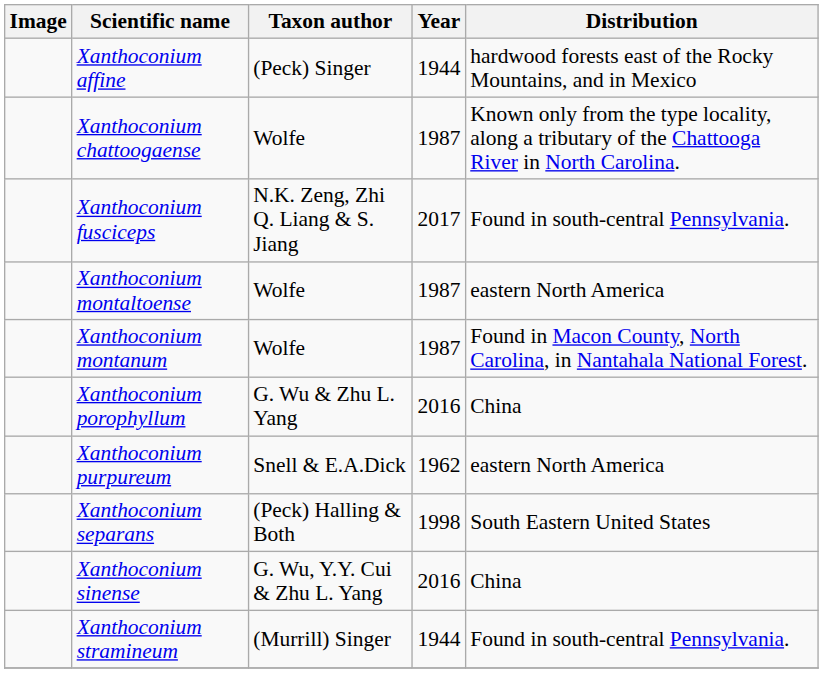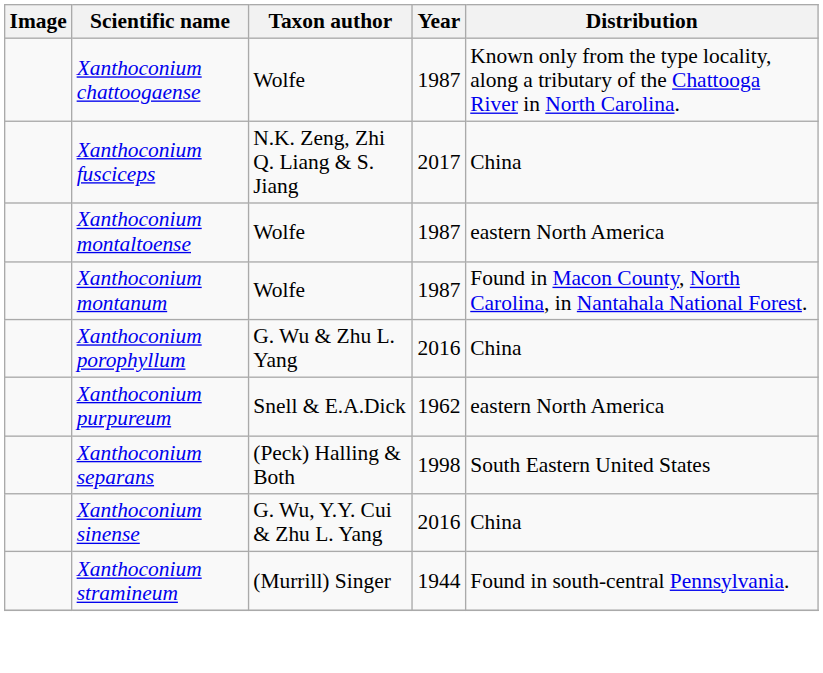- row: (139, 67)
(630, 219) Found in south-central Pennsylvania. -> (496, 161) China
